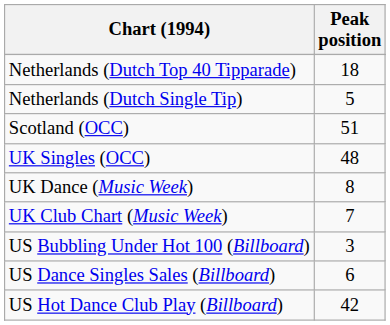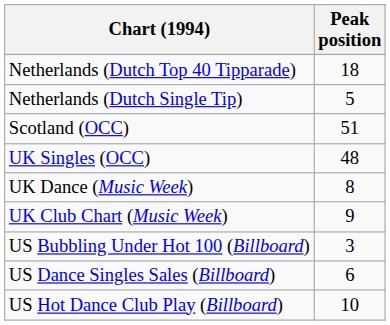(350, 216) 7 -> (350, 216) 9
(350, 305) 42 -> (350, 305) 10
